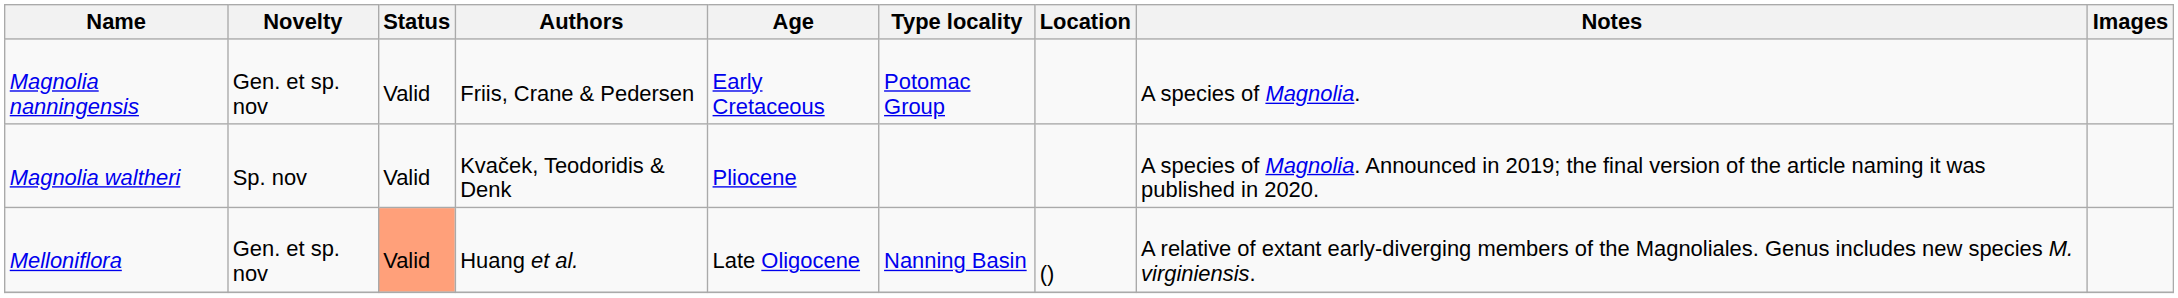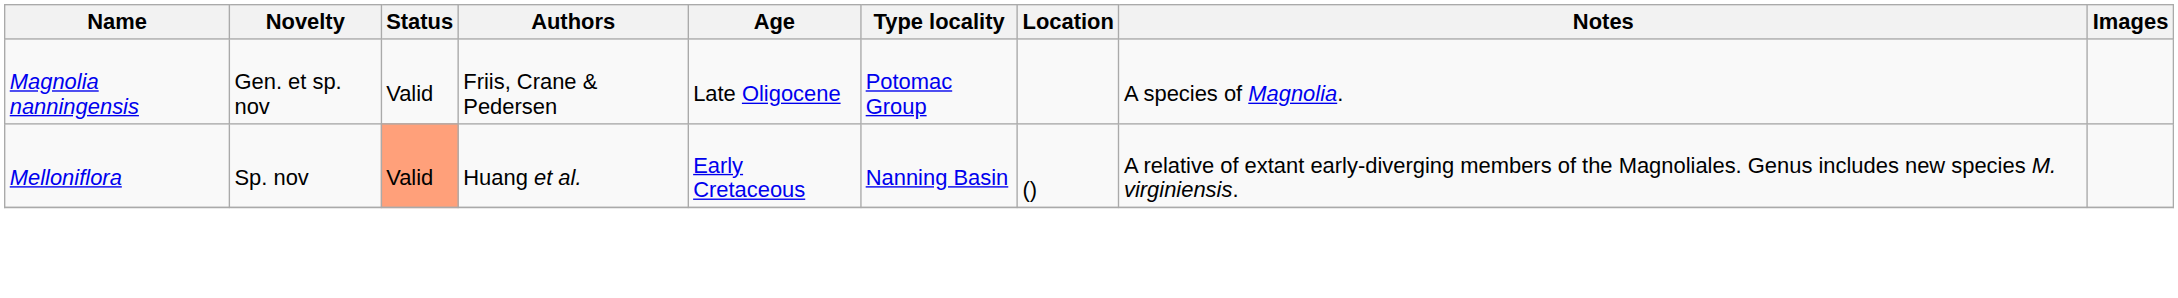(769, 93) Early Cretaceous -> (767, 93) Late Oligocene
- row: (95, 177)
(286, 261) Gen. et sp. nov -> (272, 177) Sp. nov
(786, 261) Late Oligocene -> (749, 177) Early Cretaceous
